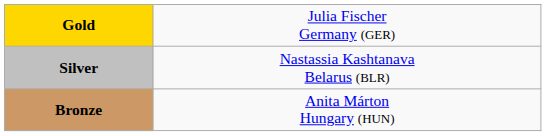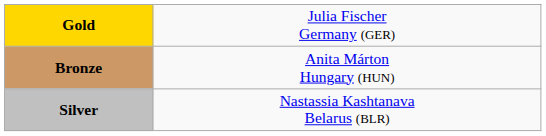rows swapped: (79, 67) <-> (79, 109)
